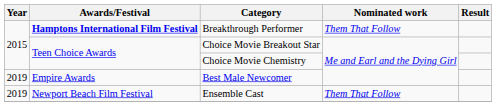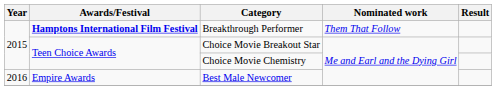(17, 77) 2019 -> (17, 77) 2016
- row: (233, 93)
